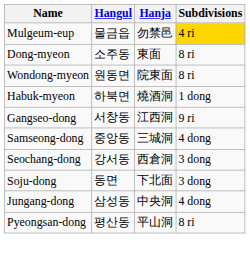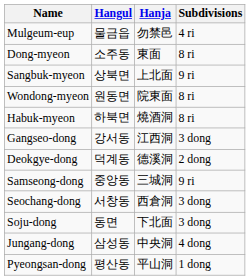(186, 33) gold background -> (186, 33) no background
+ row: (46, 75)
(195, 96) 1 dong -> (186, 117) 8 ri
(112, 117) 서창동 -> (112, 138) 강서동
(186, 117) 9 ri -> (195, 138) 3 dong
+ row: (42, 159)
(195, 138) 4 dong -> (186, 180) 9 ri
(112, 159) 강서동 -> (112, 201) 서창동
(186, 222) 8 ri -> (195, 264) 1 dong
